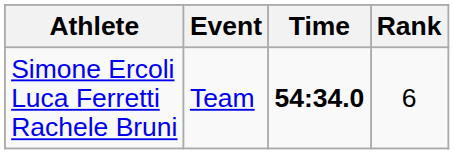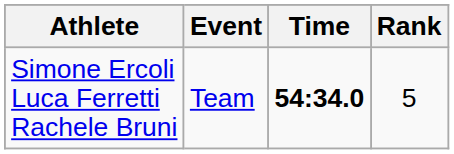(409, 98) 6 -> (409, 98) 5
